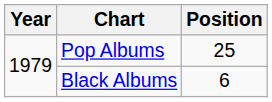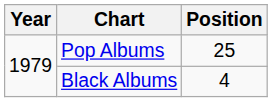(224, 81) 6 -> (224, 81) 4
